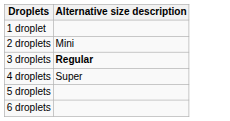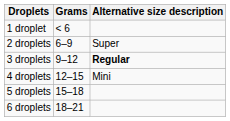+ column: (72, 12)
(65, 44) Mini -> (106, 44) Super
(69, 76) Super -> (101, 76) Mini
